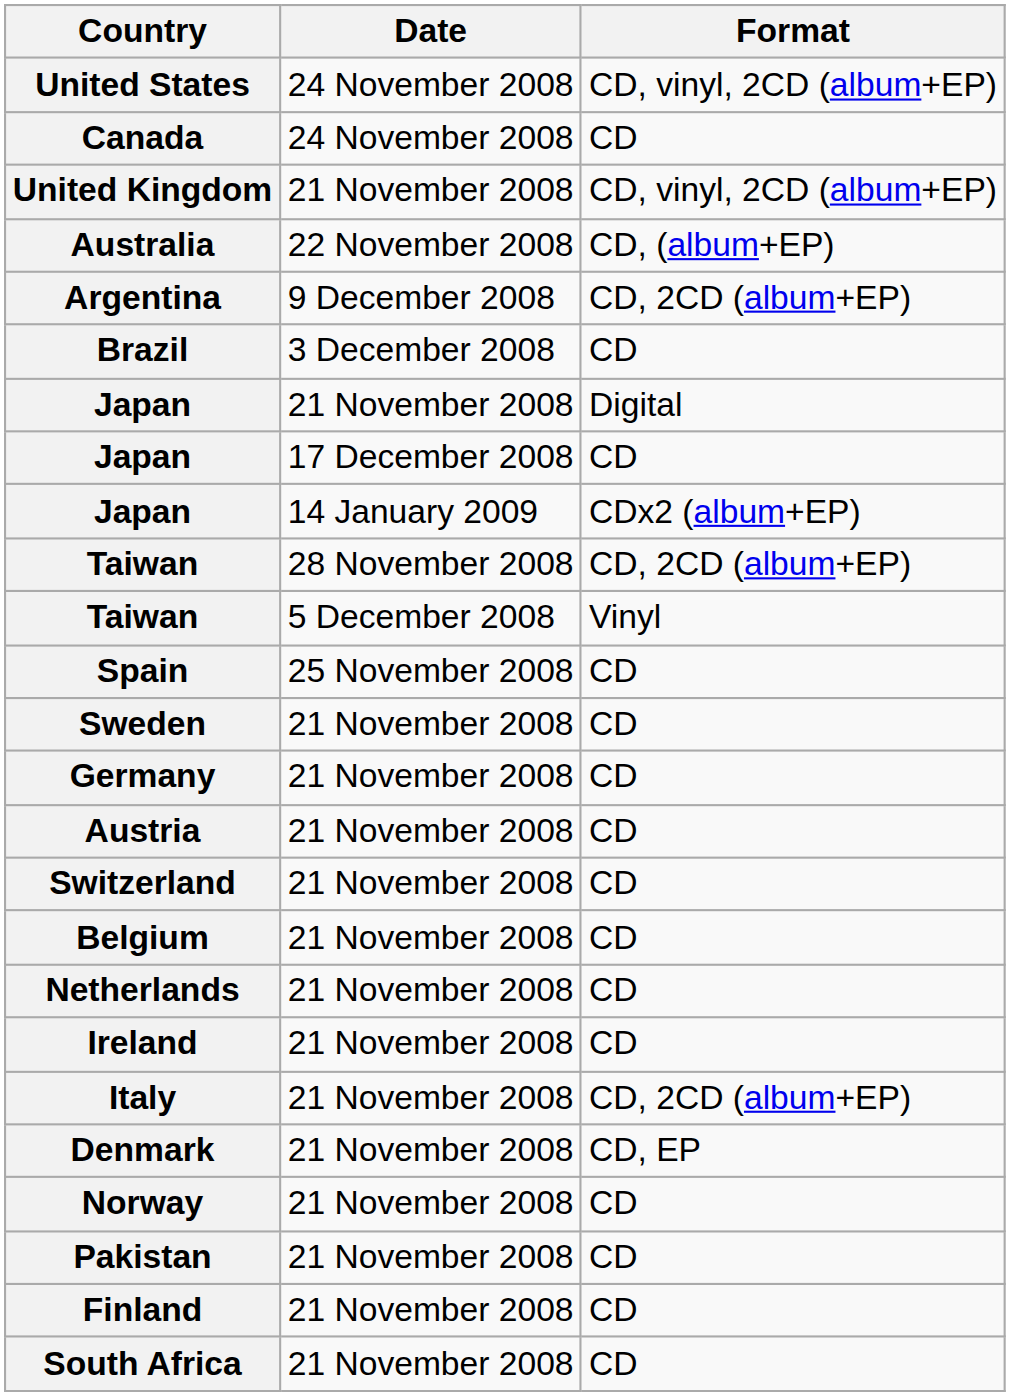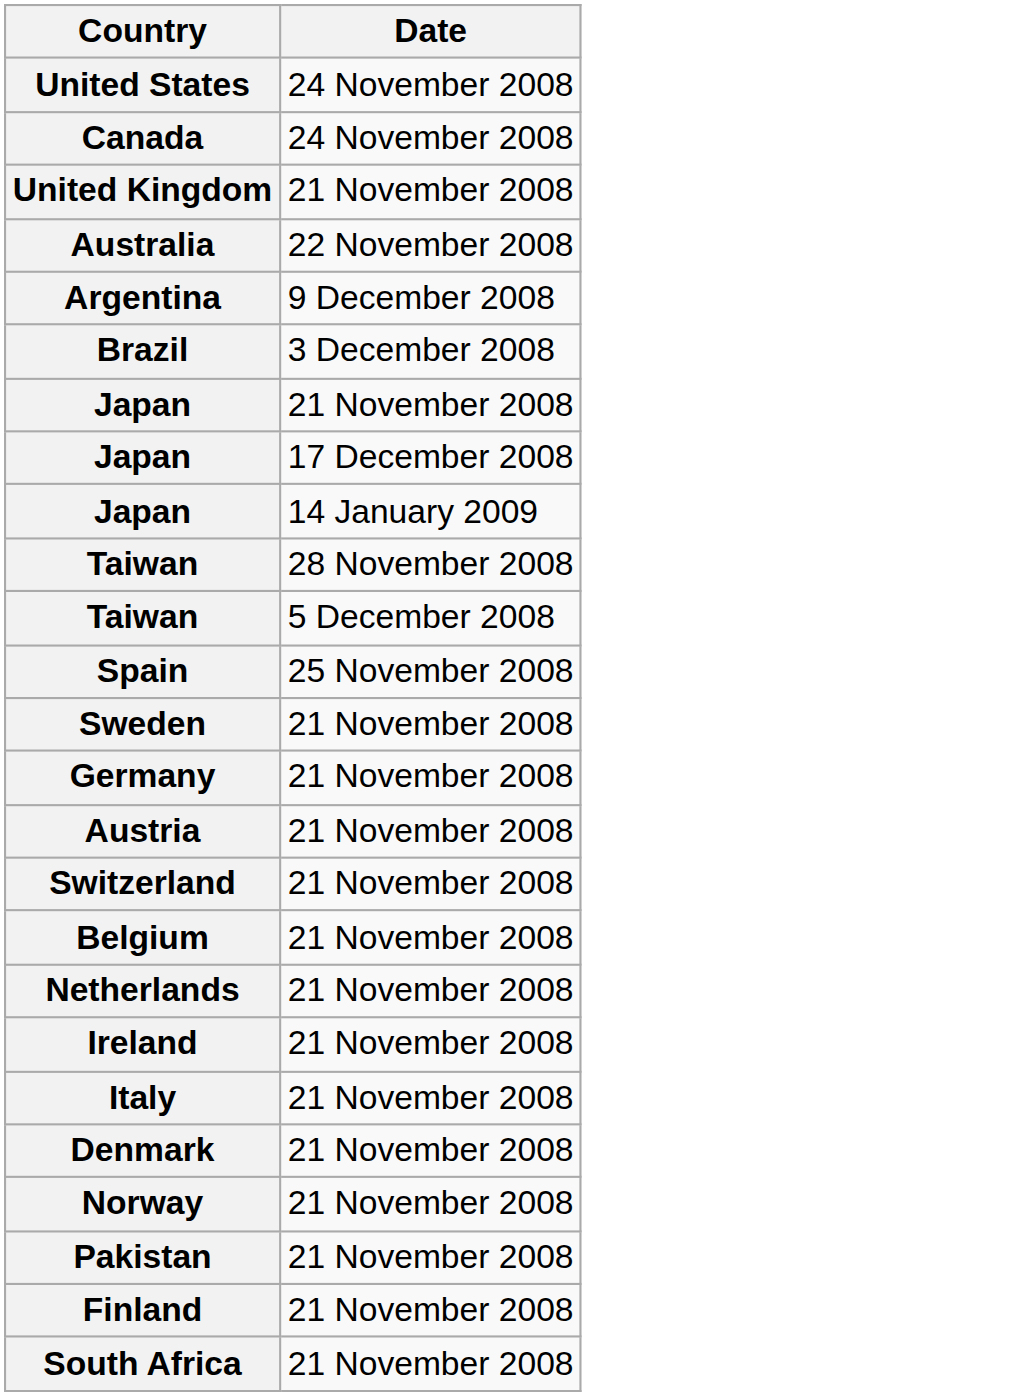- column: (793, 31)
